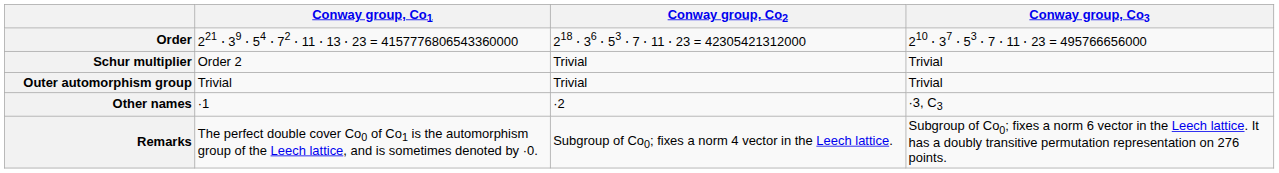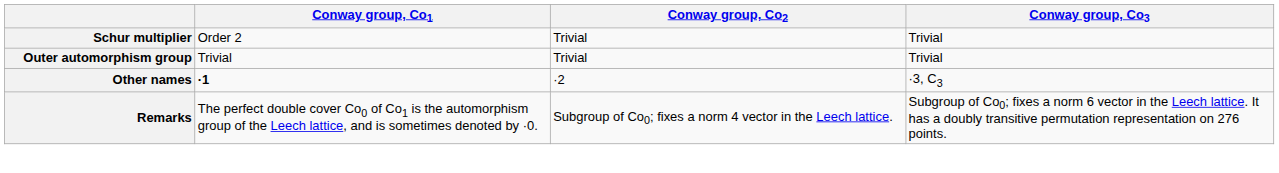- row: (174, 39)
(204, 104) normal -> (204, 80) bold
